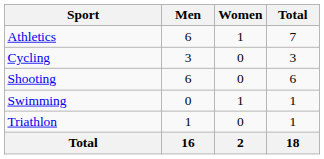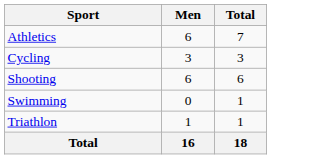- column: (240, 15)
